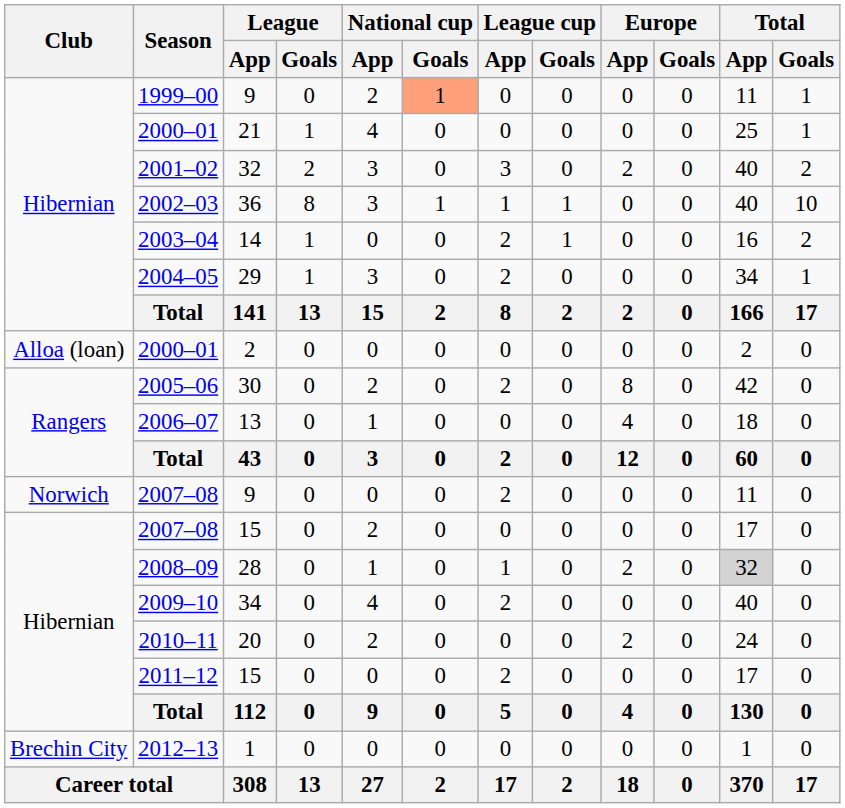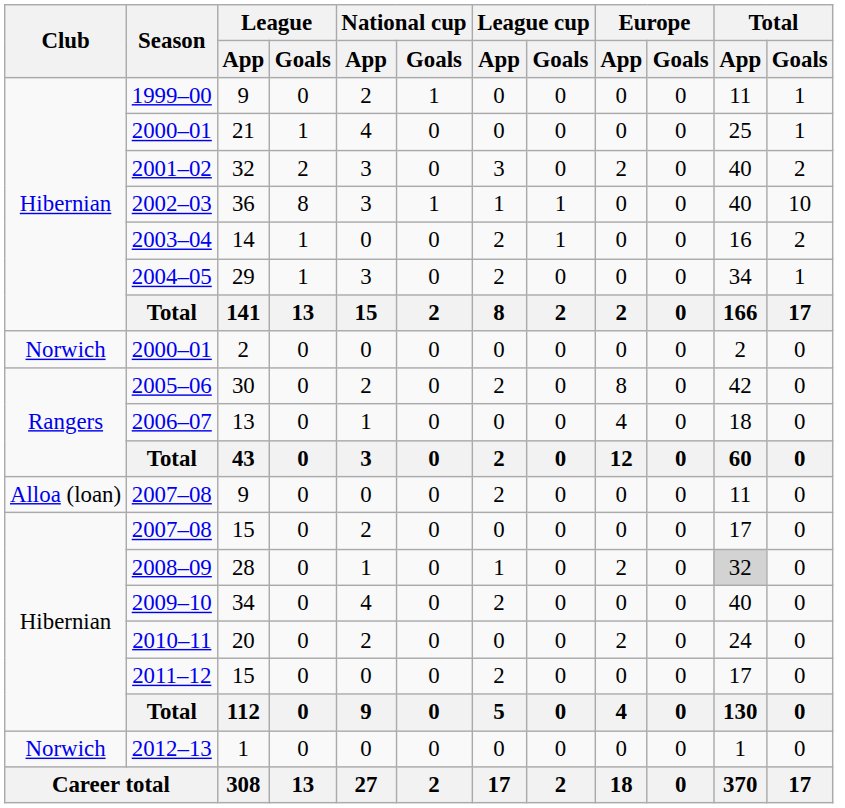(440, 95) lightsalmon background -> (434, 95) no background
(69, 349) Alloa (loan) -> (66, 349) Norwich
(69, 494) Norwich -> (66, 494) Alloa (loan)
(69, 748) Brechin City -> (66, 748) Norwich
